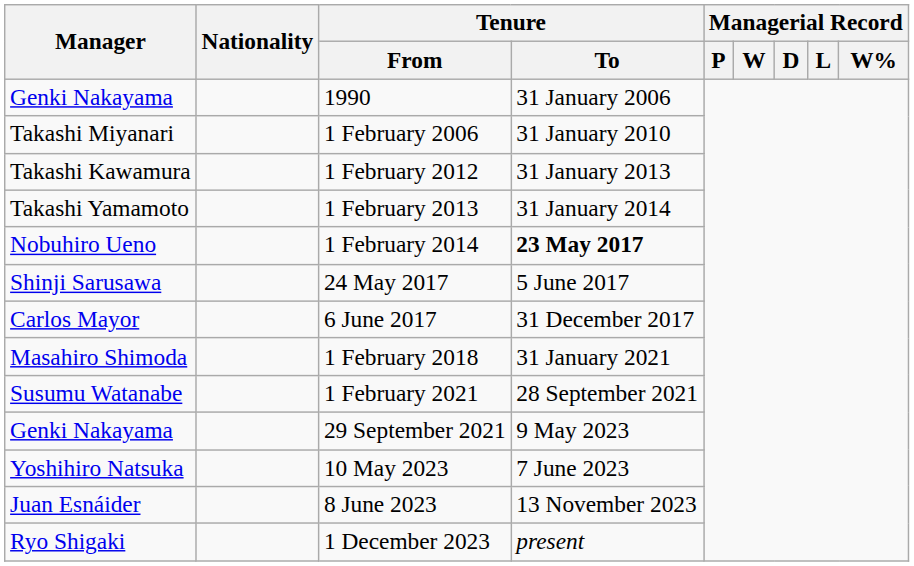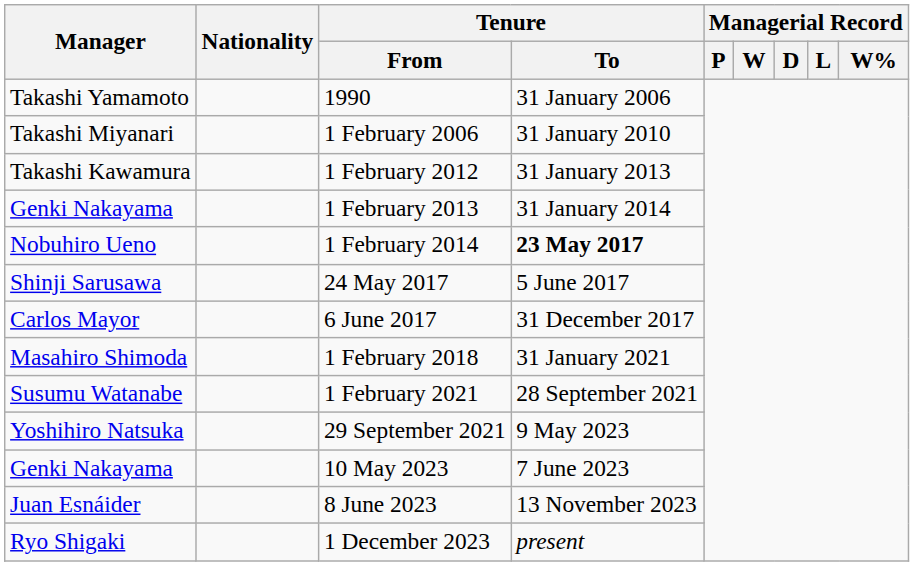(92, 97) Genki Nakayama -> (99, 97) Takashi Yamamoto
(99, 208) Takashi Yamamoto -> (92, 208) Genki Nakayama
(92, 430) Genki Nakayama -> (97, 430) Yoshihiro Natsuka
(97, 467) Yoshihiro Natsuka -> (92, 467) Genki Nakayama
